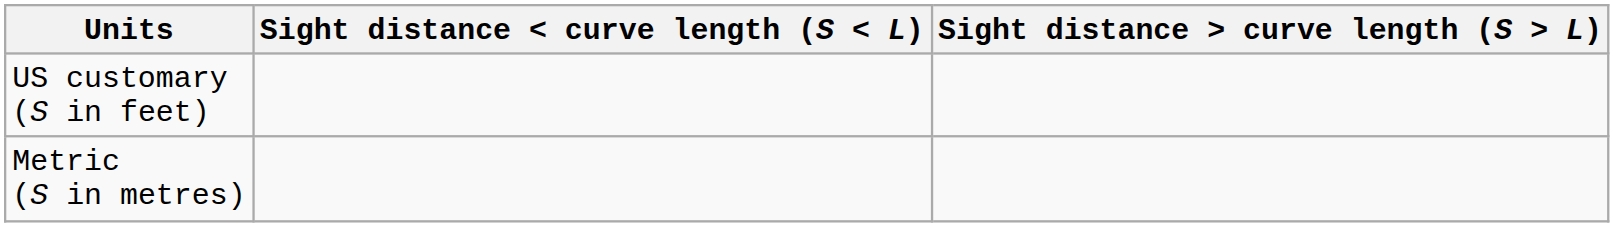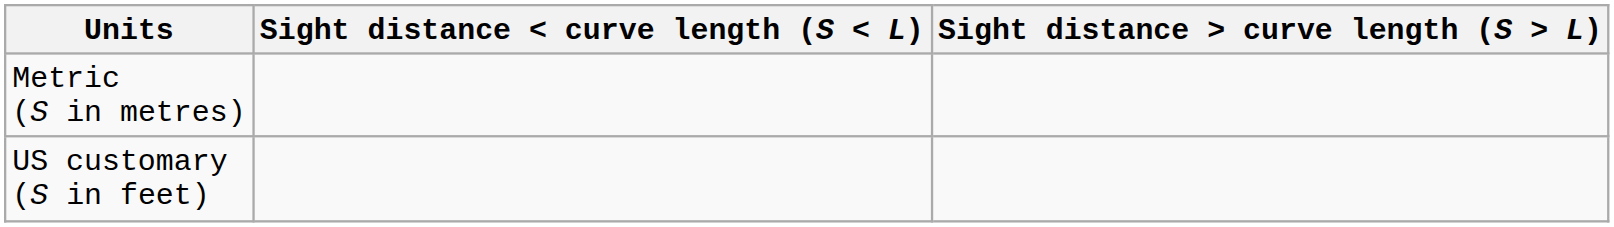rows swapped: (129, 179) <-> (120, 95)
